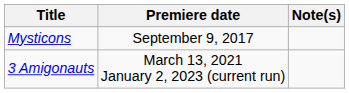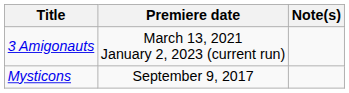rows swapped: (39, 38) <-> (51, 68)
